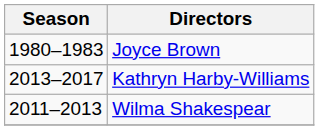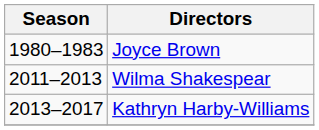rows swapped: (191, 109) <-> (211, 79)
